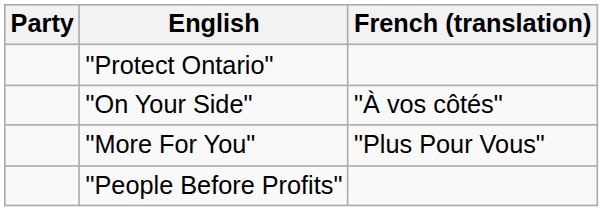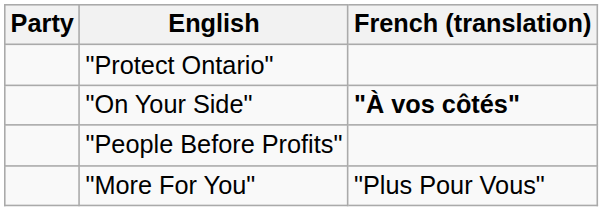(428, 104) normal -> (437, 104) bold
rows swapped: (170, 144) <-> (214, 184)
